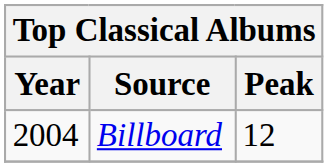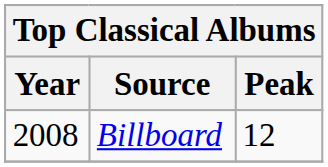(46, 135) 2004 -> (46, 135) 2008
